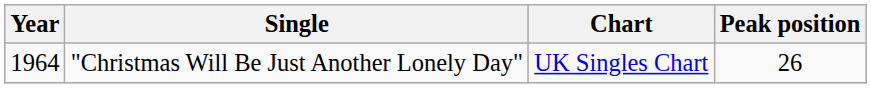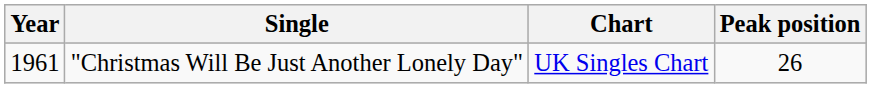(35, 62) 1964 -> (35, 62) 1961
